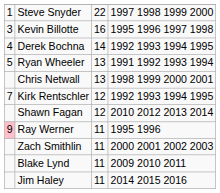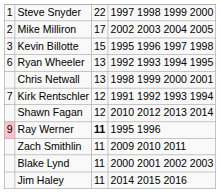+ row: (47, 29)
(100, 29) 16 -> (100, 46) 15
- row: (51, 46)
(10, 63) 5 -> (10, 63) 6
(162, 63) 1991 1992 1993 1994 -> (162, 63) 1992 1993 1994 1995
(162, 96) 1992 1993 1994 1995 -> (162, 96) 1991 1992 1993 1994
(99, 130) normal -> (100, 130) bold
(162, 146) 2000 2001 2002 2003 -> (148, 146) 2009 2010 2011
(148, 163) 2009 2010 2011 -> (162, 163) 2000 2001 2002 2003
